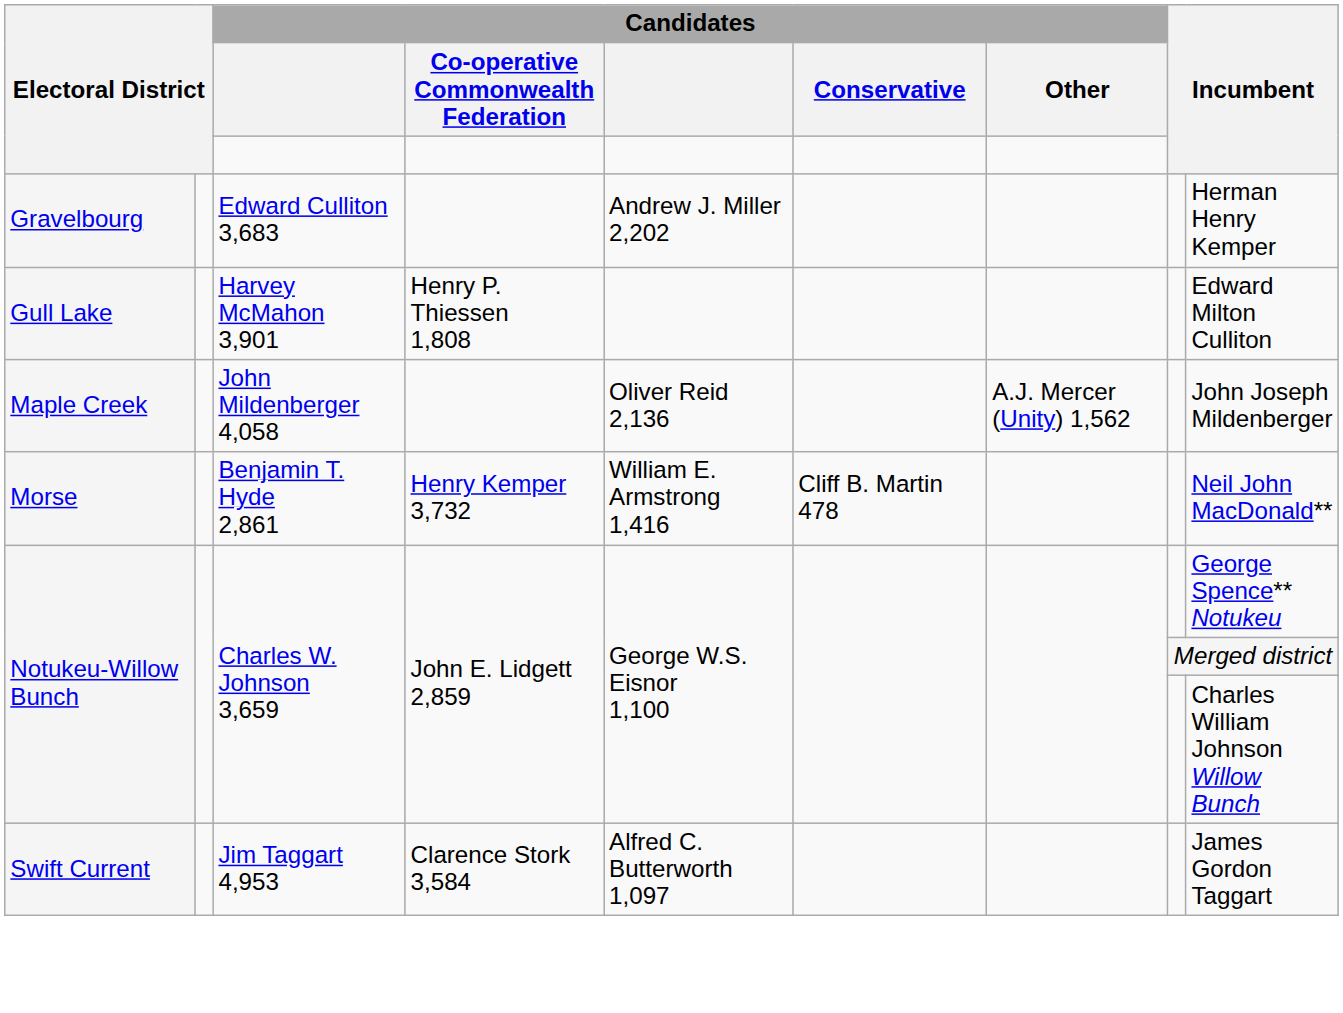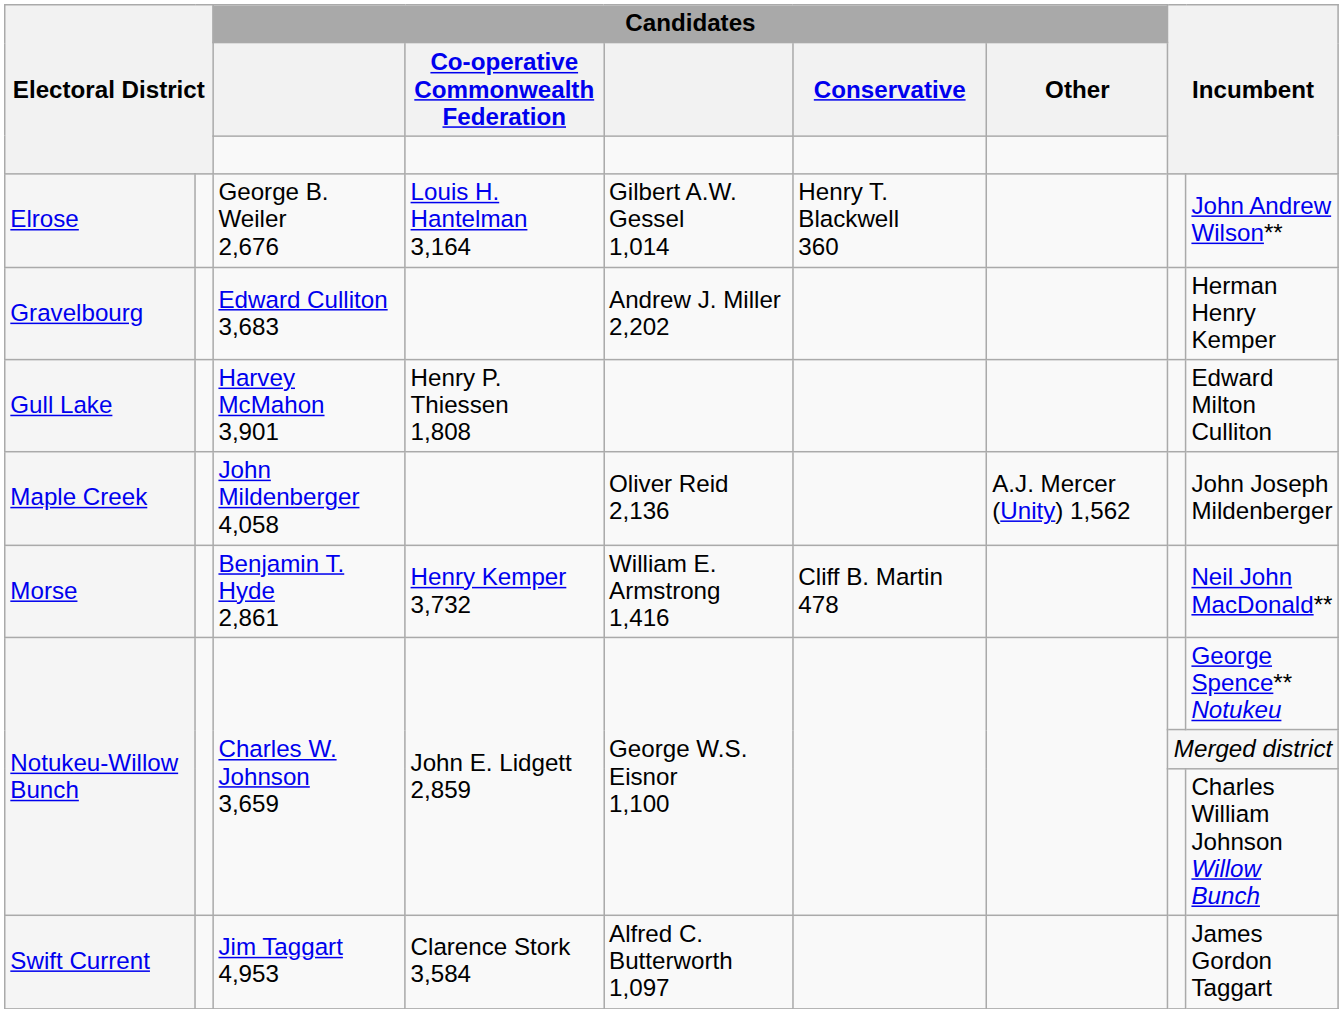+ row: (45, 220)
